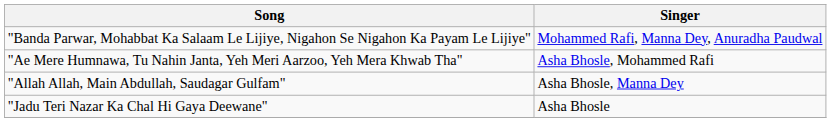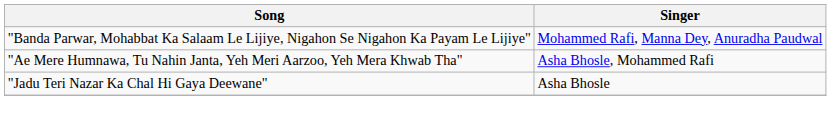- row: (147, 83)
